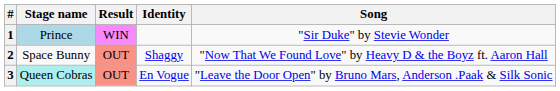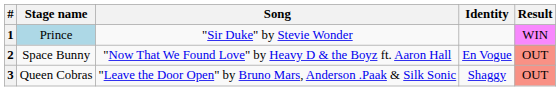columns swapped: (374, 14) <-> (116, 14)
(164, 55) Shaggy -> (487, 55) En Vogue
(56, 75) paleturquoise background -> (56, 75) no background
(164, 75) En Vogue -> (487, 75) Shaggy
